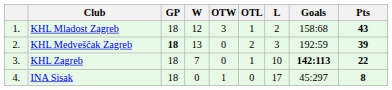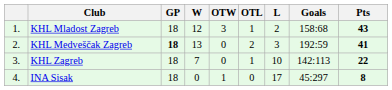(363, 45) 39 -> (363, 45) 41
(314, 61) bold -> (314, 61) normal
